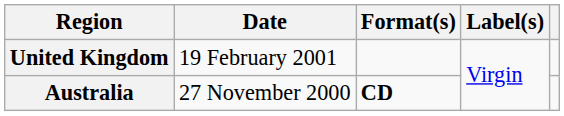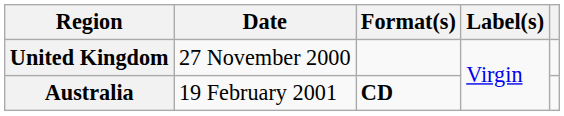(258, 57) 19 February 2001 -> (265, 57) 27 November 2000
(265, 92) 27 November 2000 -> (258, 92) 19 February 2001
